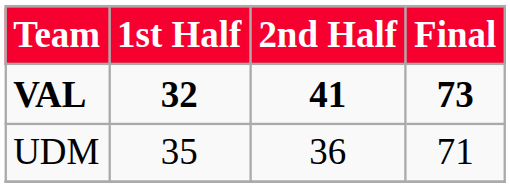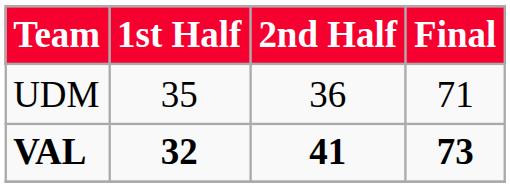rows swapped: (50, 93) <-> (56, 152)
